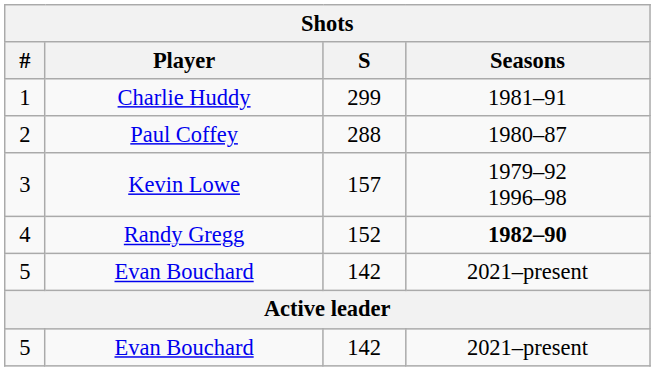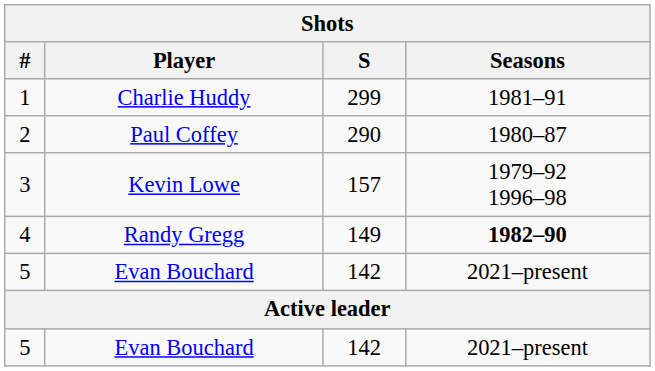(364, 134) 288 -> (364, 134) 290
(364, 235) 152 -> (364, 235) 149
